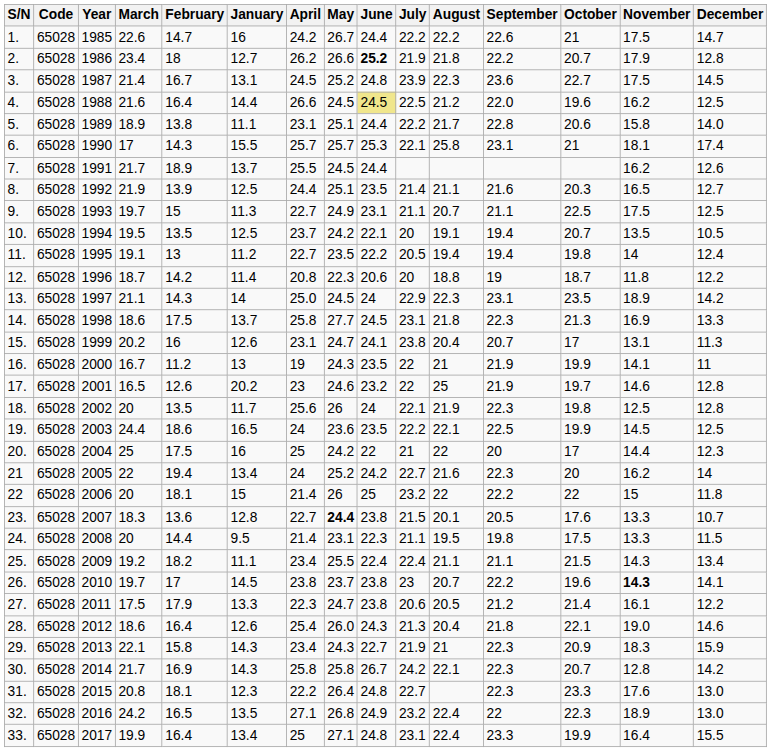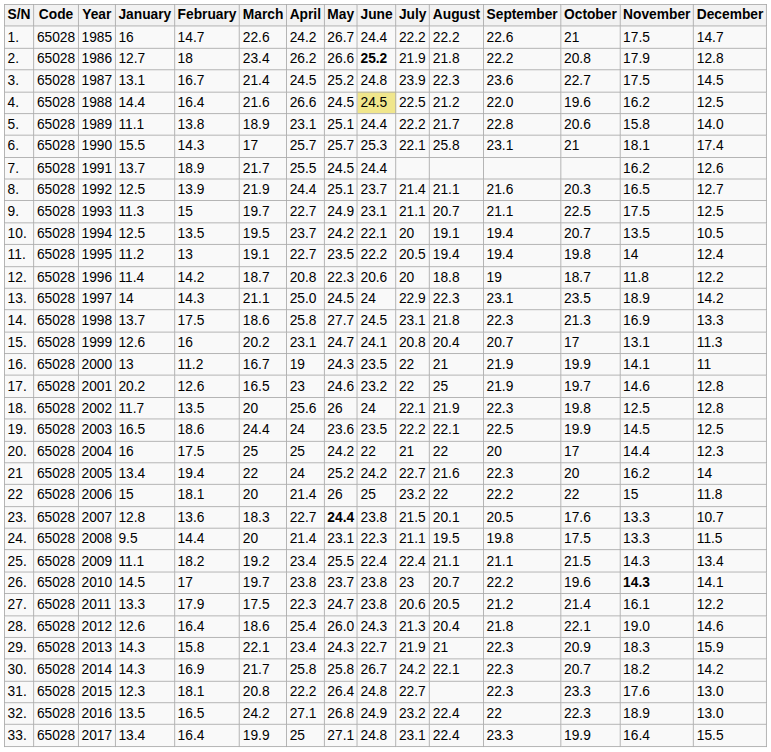columns swapped: (257, 15) <-> (139, 15)
(577, 59) 20.7 -> (577, 59) 20.8
(374, 189) 23.5 -> (374, 189) 23.7
(412, 342) 23.8 -> (412, 342) 20.8
(637, 670) 12.8 -> (637, 670) 18.2
